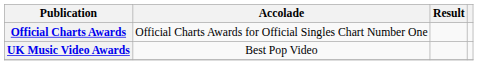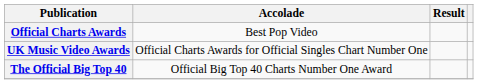(281, 32) Official Charts Awards for Official Singles Chart Number One -> (281, 32) Best Pop Video
(281, 50) Best Pop Video -> (281, 50) Official Charts Awards for Official Singles Chart Number One
+ row: (68, 69)
